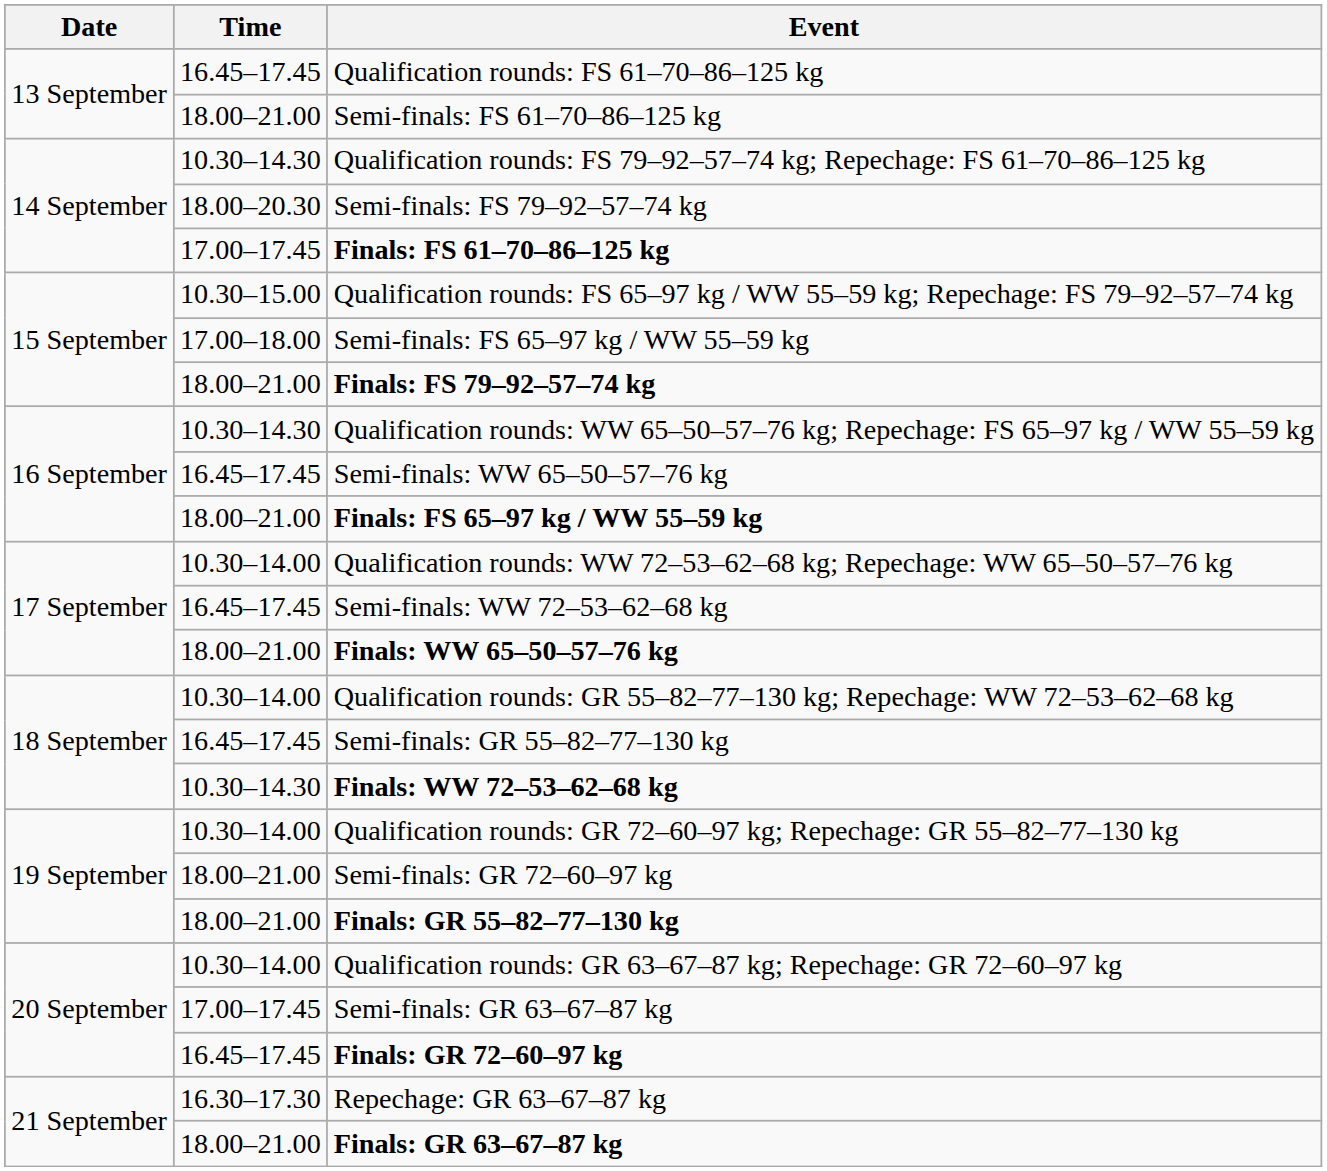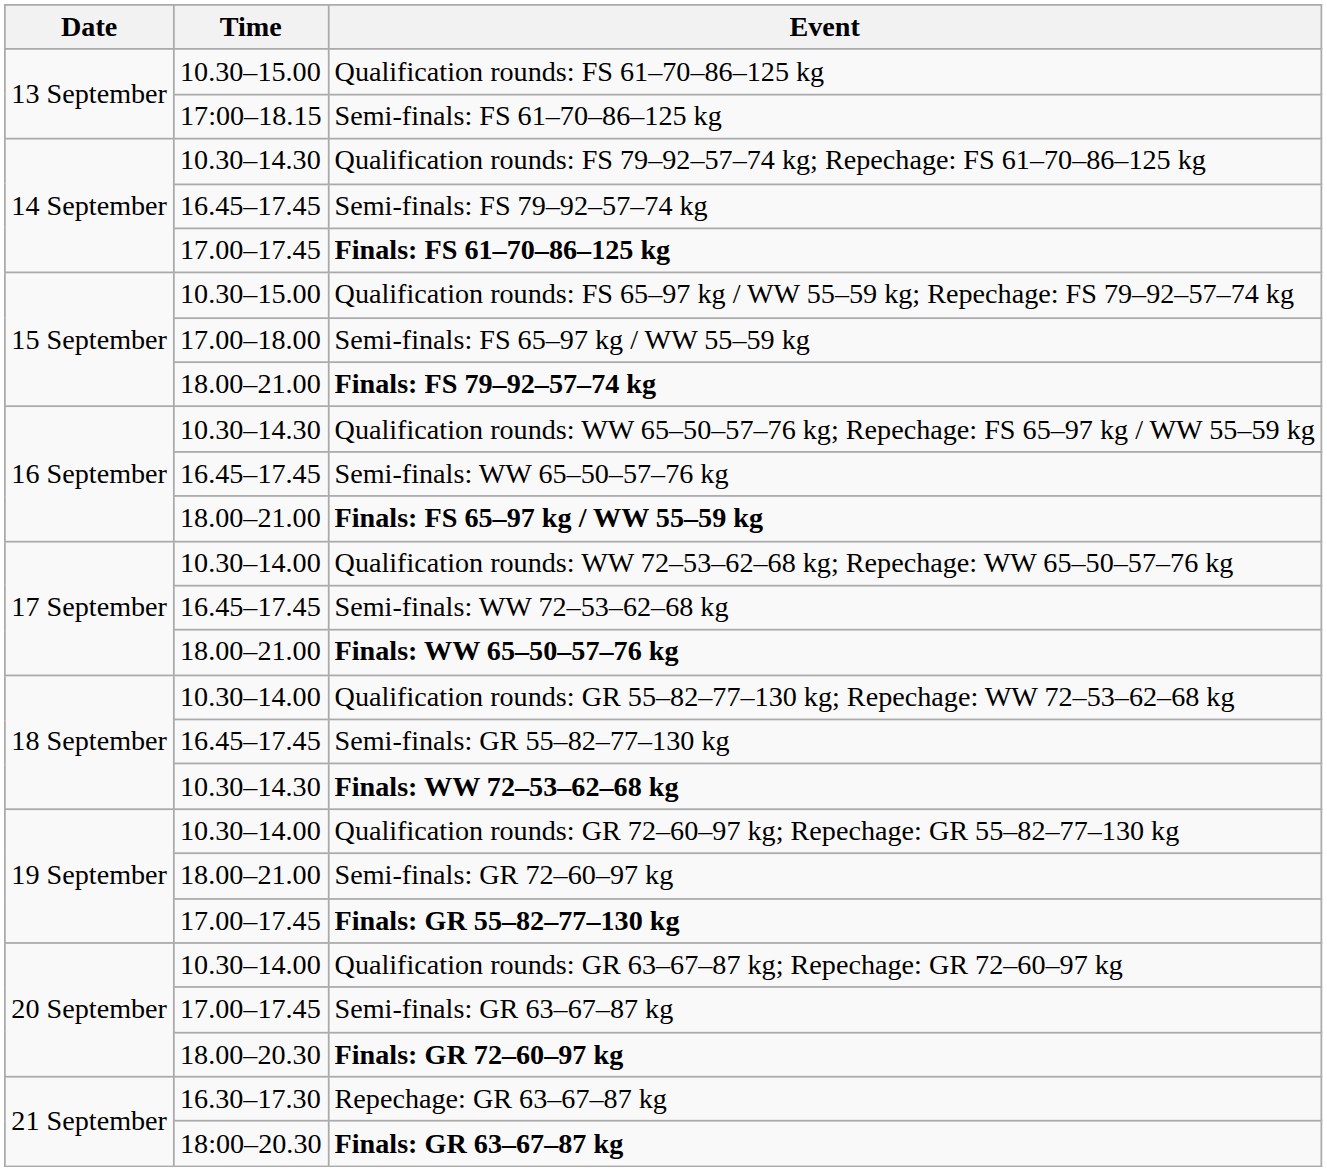(250, 71) 16.45–17.45 -> (250, 71) 10.30–15.00
(250, 116) 18.00–21.00 -> (251, 116) 17:00–18.15
(250, 205) 18.00–20.30 -> (250, 205) 16.45–17.45
(250, 920) 18.00–21.00 -> (250, 920) 17.00–17.45
(250, 1054) 16.45–17.45 -> (250, 1054) 18.00–20.30
(250, 1143) 18.00–21.00 -> (251, 1143) 18:00–20.30
